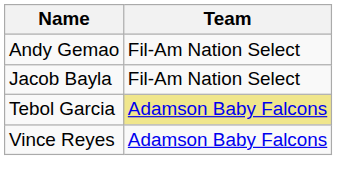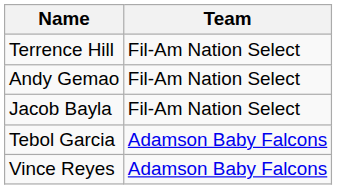+ row: (61, 49)
(228, 109) khaki background -> (228, 139) no background
